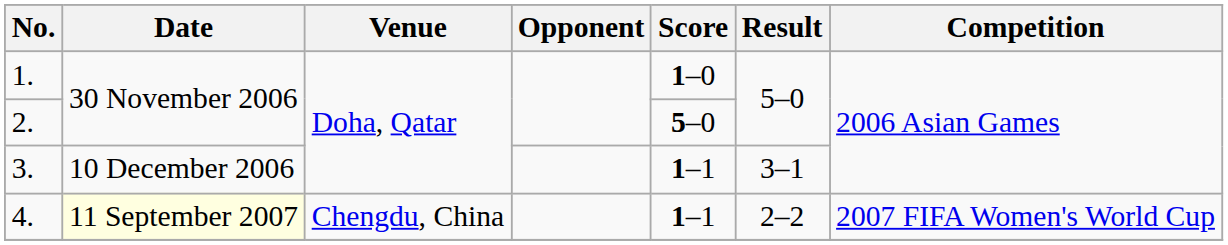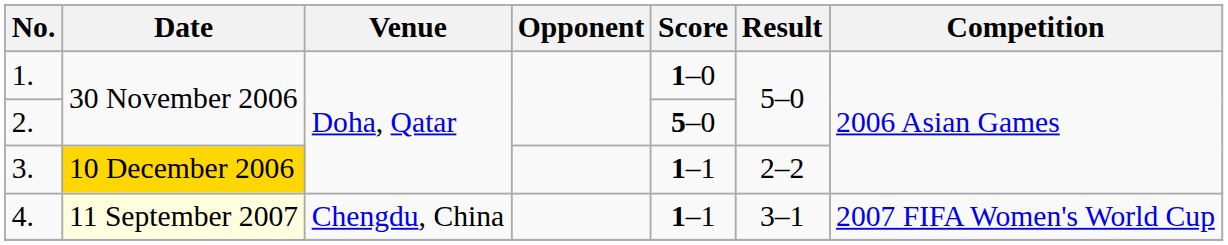(182, 168) no background -> (182, 168) gold background
(782, 168) 3–1 -> (782, 168) 2–2
(782, 215) 2–2 -> (782, 215) 3–1
